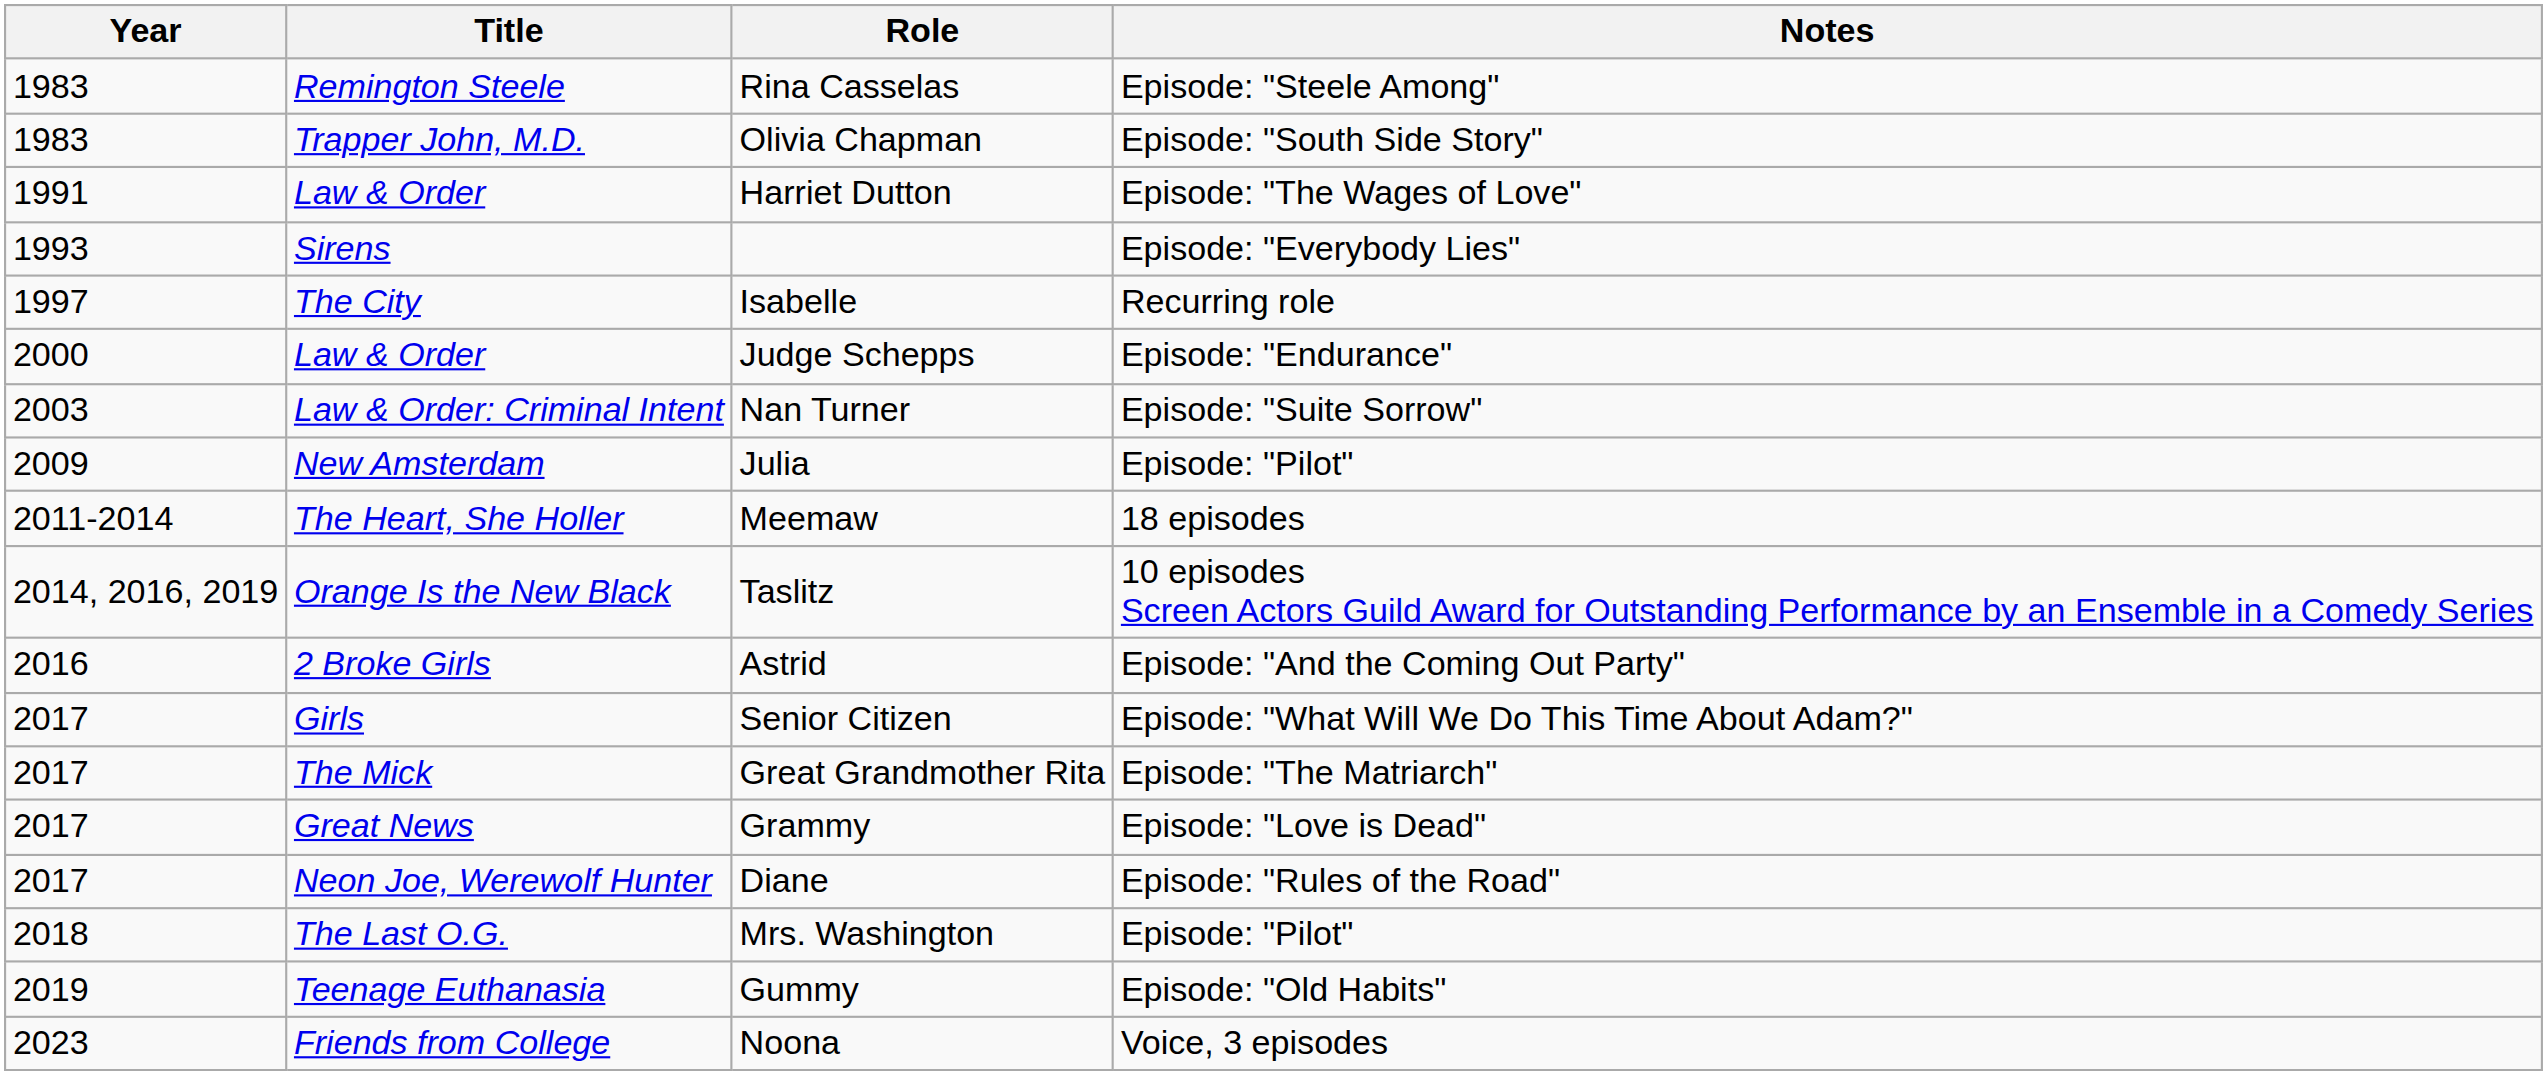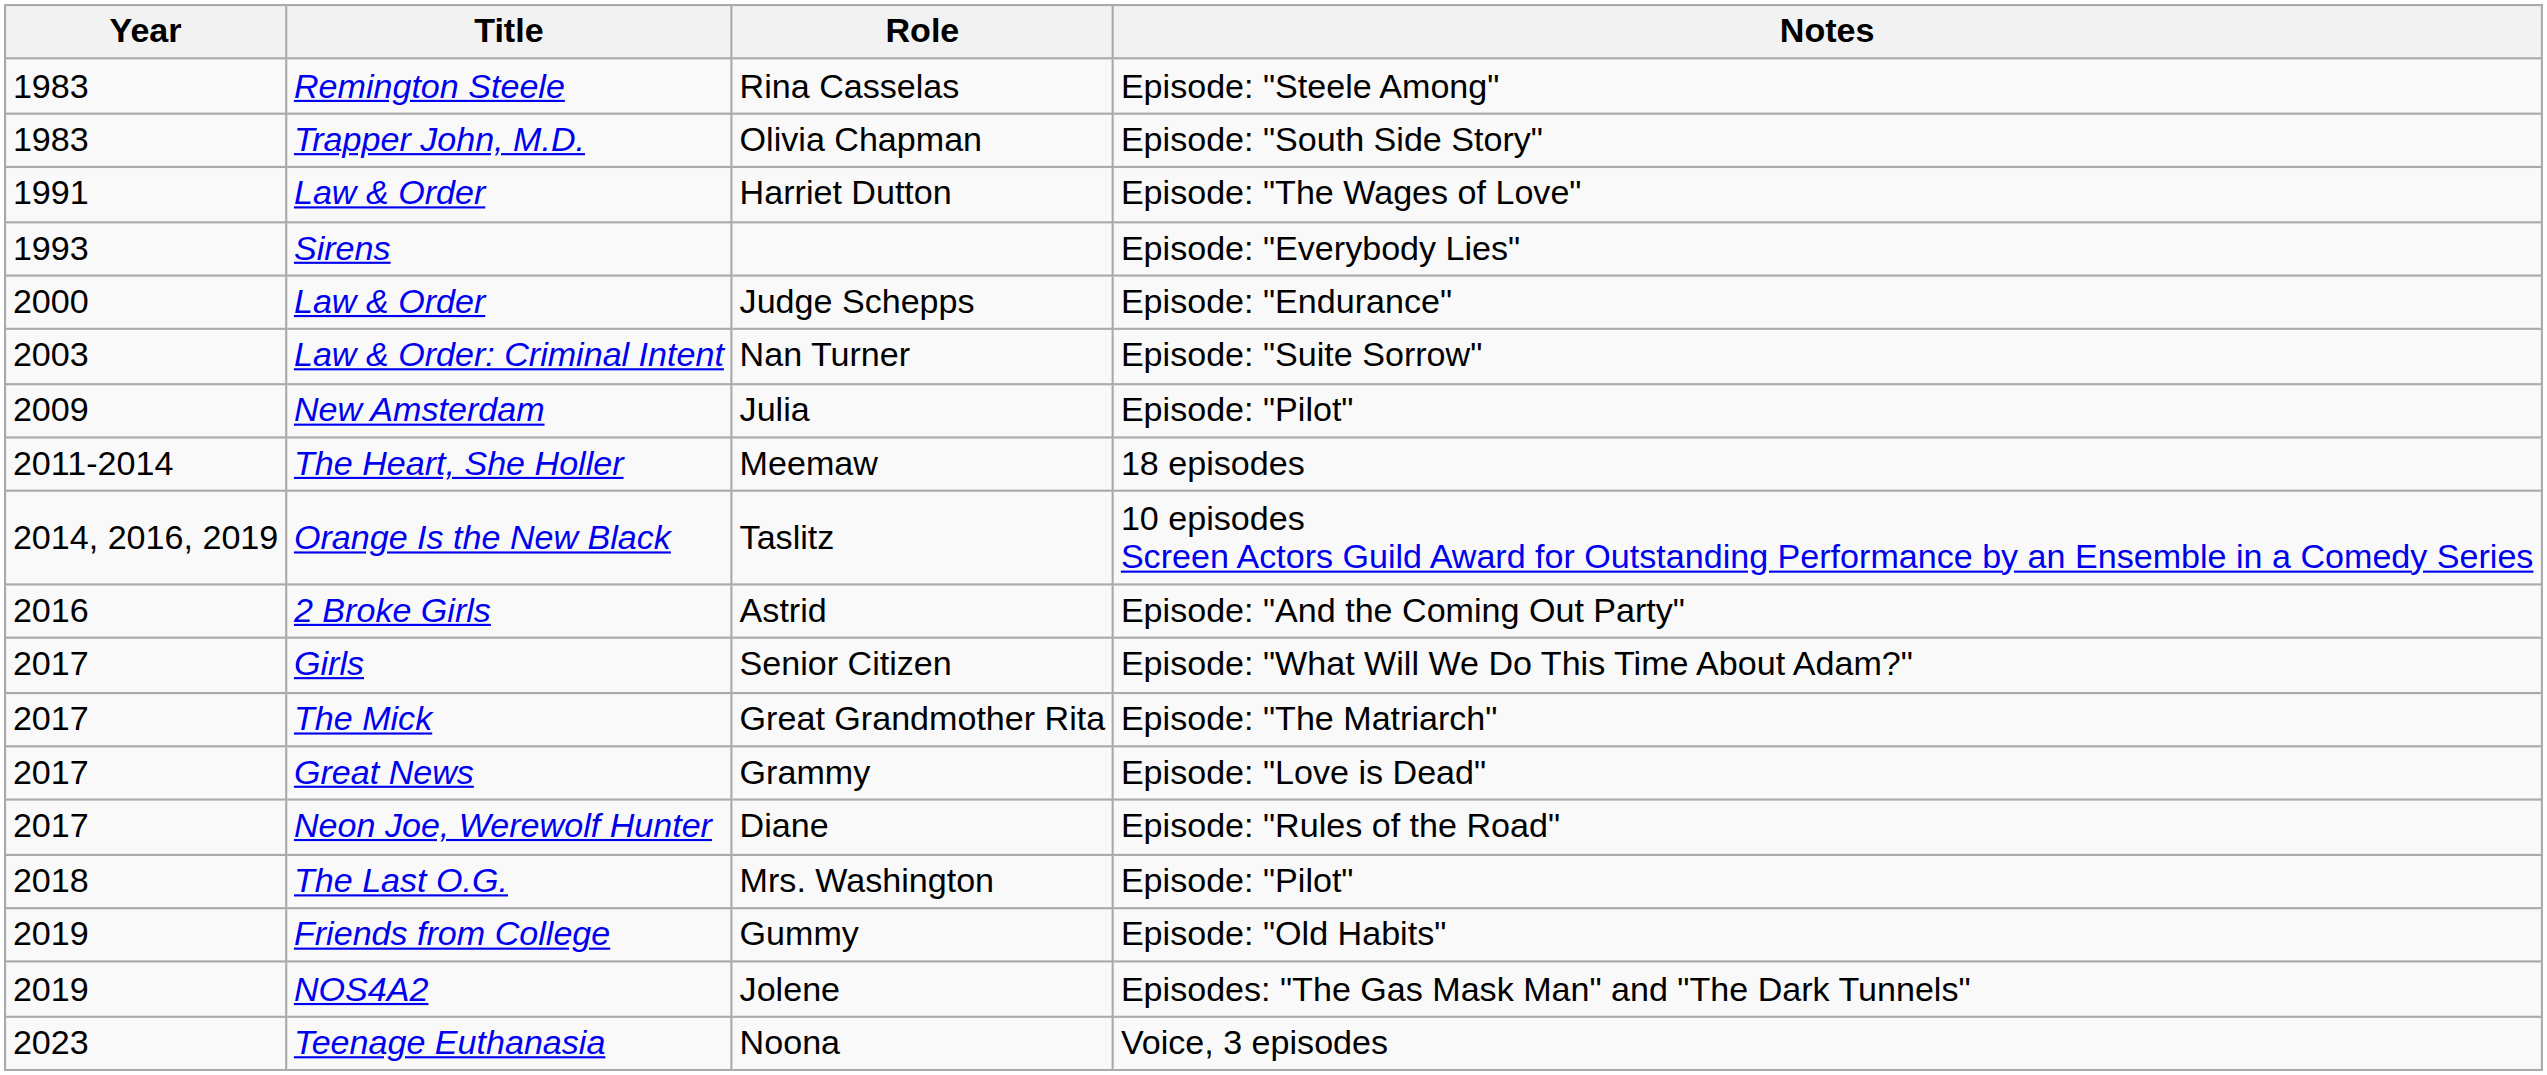- row: (798, 301)
(450, 988) Teenage Euthanasia -> (452, 934) Friends from College
+ row: (790, 988)
(452, 1042) Friends from College -> (450, 1042) Teenage Euthanasia
